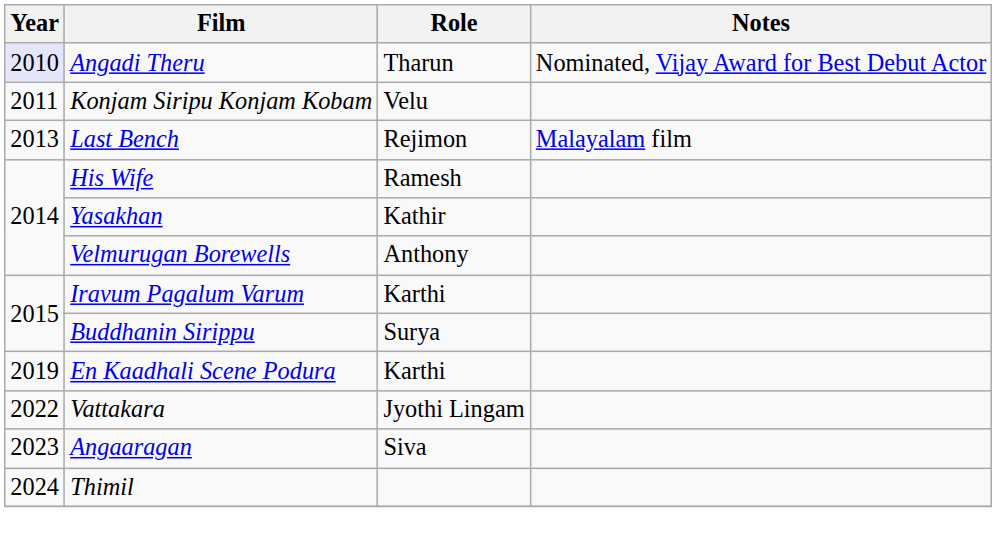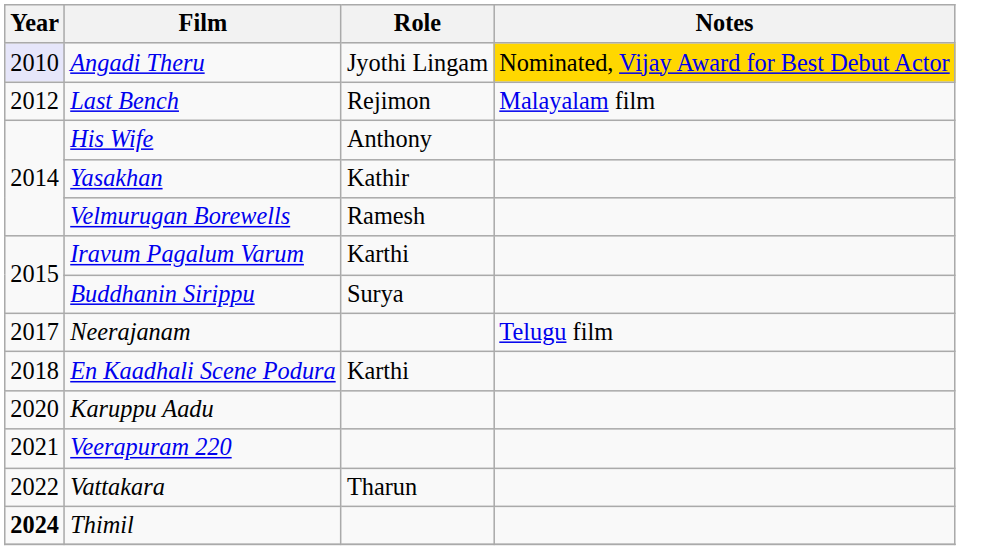(419, 62) Tharun -> (417, 62) Jyothi Lingam
(761, 62) no background -> (725, 62) gold background
- row: (221, 100)
(35, 139) 2013 -> (35, 100) 2012
(423, 178) Ramesh -> (389, 139) Anthony
(426, 255) Anthony -> (386, 216) Ramesh
+ row: (130, 332)
(35, 370) 2019 -> (35, 370) 2018
+ row: (142, 409)
+ row: (151, 448)
(454, 409) Jyothi Lingam -> (382, 486) Tharun
- row: (131, 448)
(35, 486) normal -> (35, 525) bold
